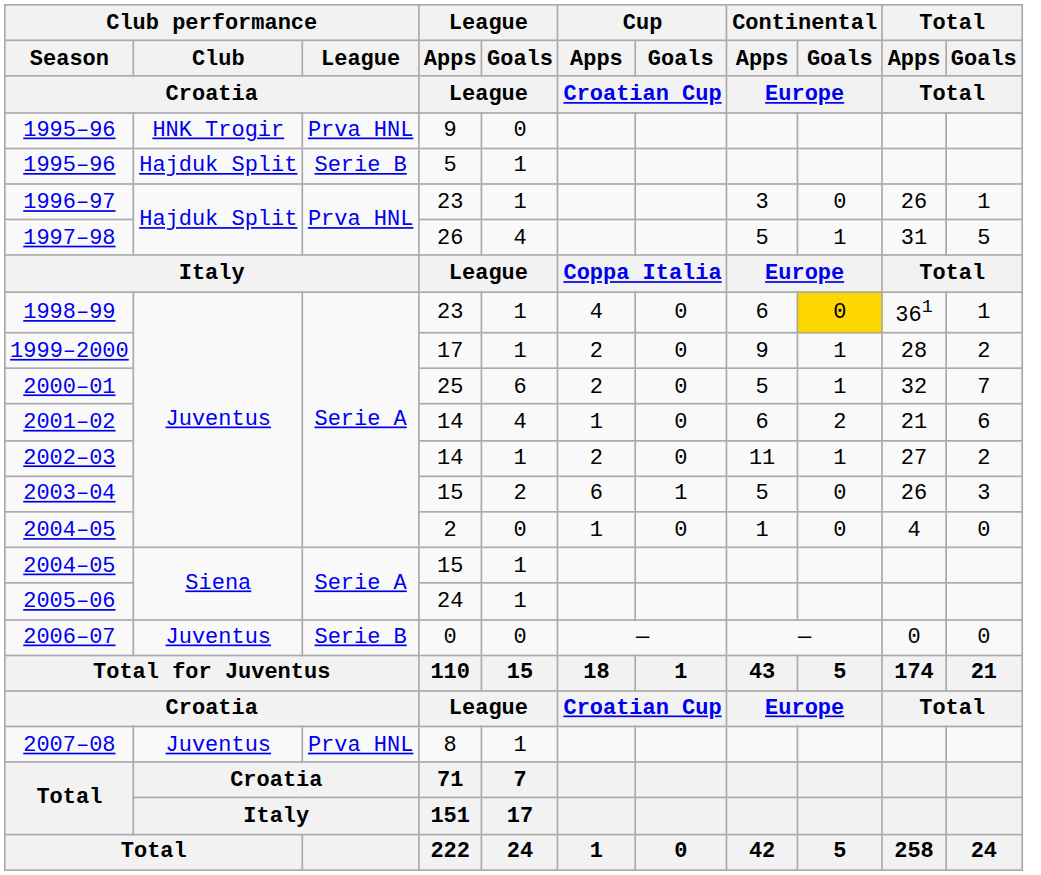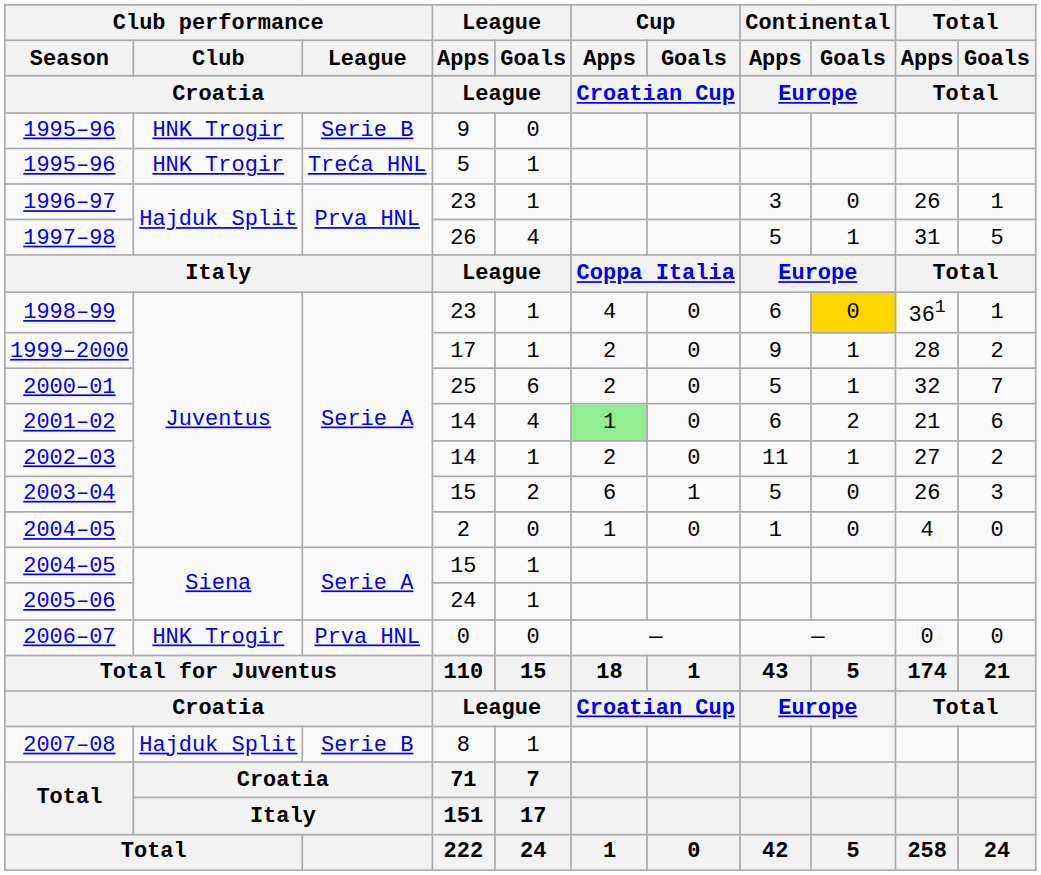(361, 130) Prva HNL -> (367, 130) Serie B
(218, 166) Hajduk Split -> (218, 166) HNK Trogir
(361, 166) Serie B -> (367, 166) Treća HNL
(596, 422) no background -> (610, 422) lightgreen background
(218, 637) Juventus -> (218, 637) HNK Trogir
(361, 637) Serie B -> (367, 637) Prva HNL
(218, 745) Juventus -> (218, 745) Hajduk Split
(361, 745) Prva HNL -> (367, 745) Serie B
